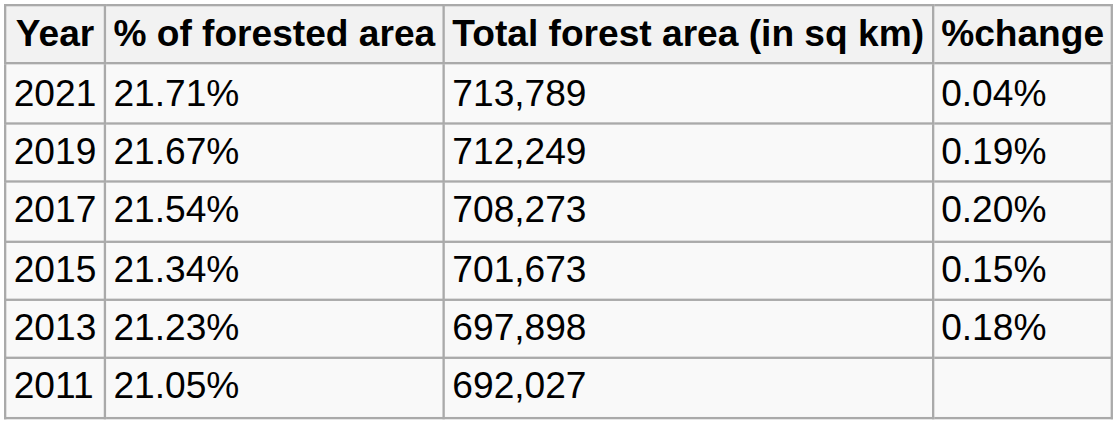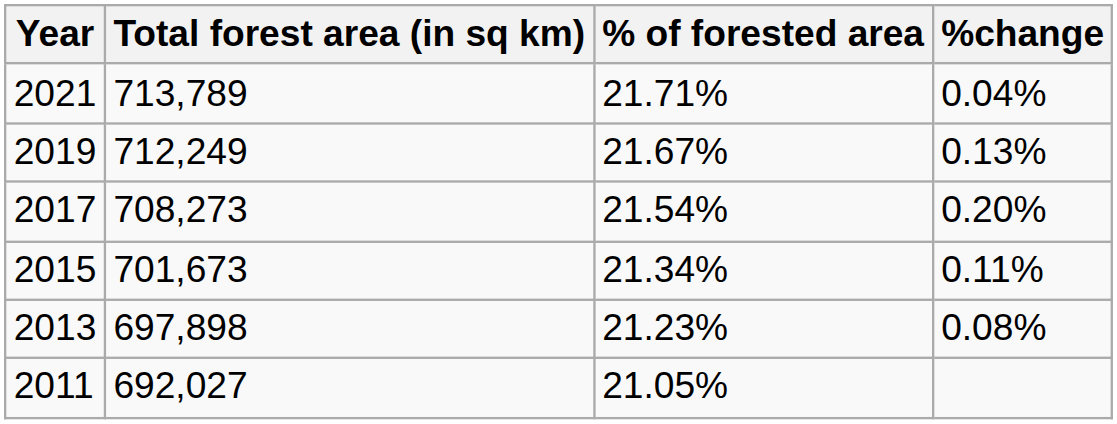columns swapped: (688, 33) <-> (274, 33)
(994, 151) 0.19% -> (994, 151) 0.13%
(994, 269) 0.15% -> (992, 269) 0.11%
(994, 328) 0.18% -> (994, 328) 0.08%
